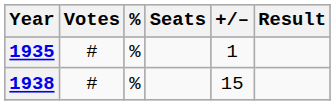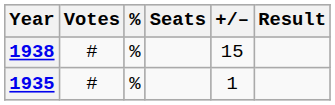rows swapped: (32, 52) <-> (32, 84)
